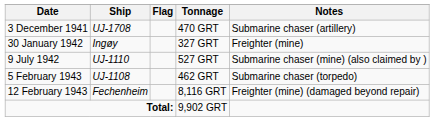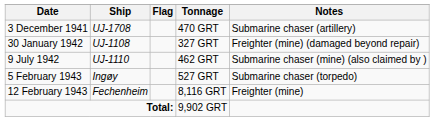(105, 44) Ingøy -> (111, 44) UJ-1108
(268, 44) Freighter (mine) -> (326, 44) Freighter (mine) (damaged beyond repair)
(198, 60) 527 GRT -> (198, 60) 462 GRT
(111, 76) UJ-1108 -> (105, 76) Ingøy
(198, 76) 462 GRT -> (198, 76) 527 GRT
(326, 92) Freighter (mine) (damaged beyond repair) -> (268, 92) Freighter (mine)
